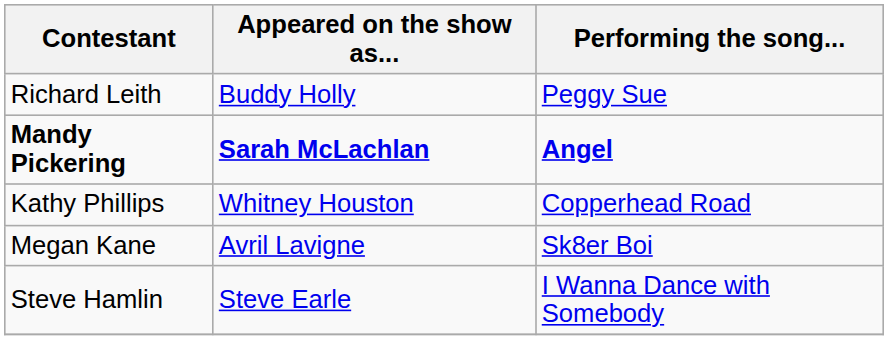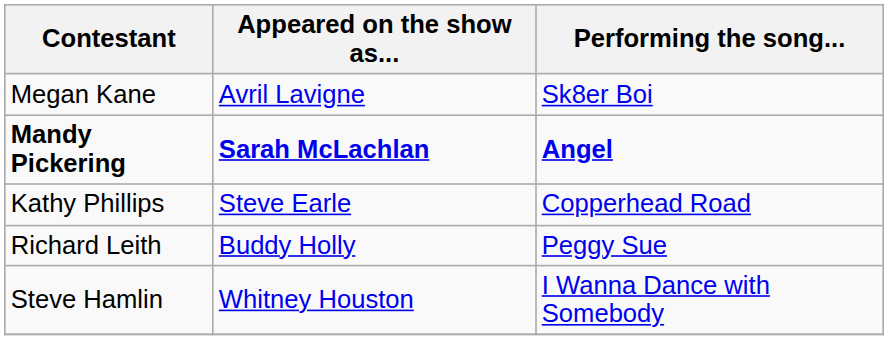rows swapped: (86, 94) <-> (83, 244)
(316, 204) Whitney Houston -> (285, 204) Steve Earle
(285, 299) Steve Earle -> (316, 299) Whitney Houston
